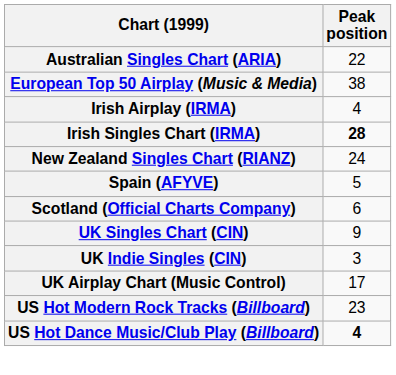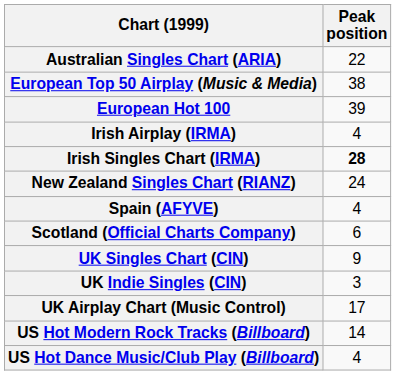+ row: (164, 109)
(357, 183) 5 -> (357, 208) 4
(357, 308) 23 -> (357, 332) 14
(357, 332) bold -> (357, 357) normal
